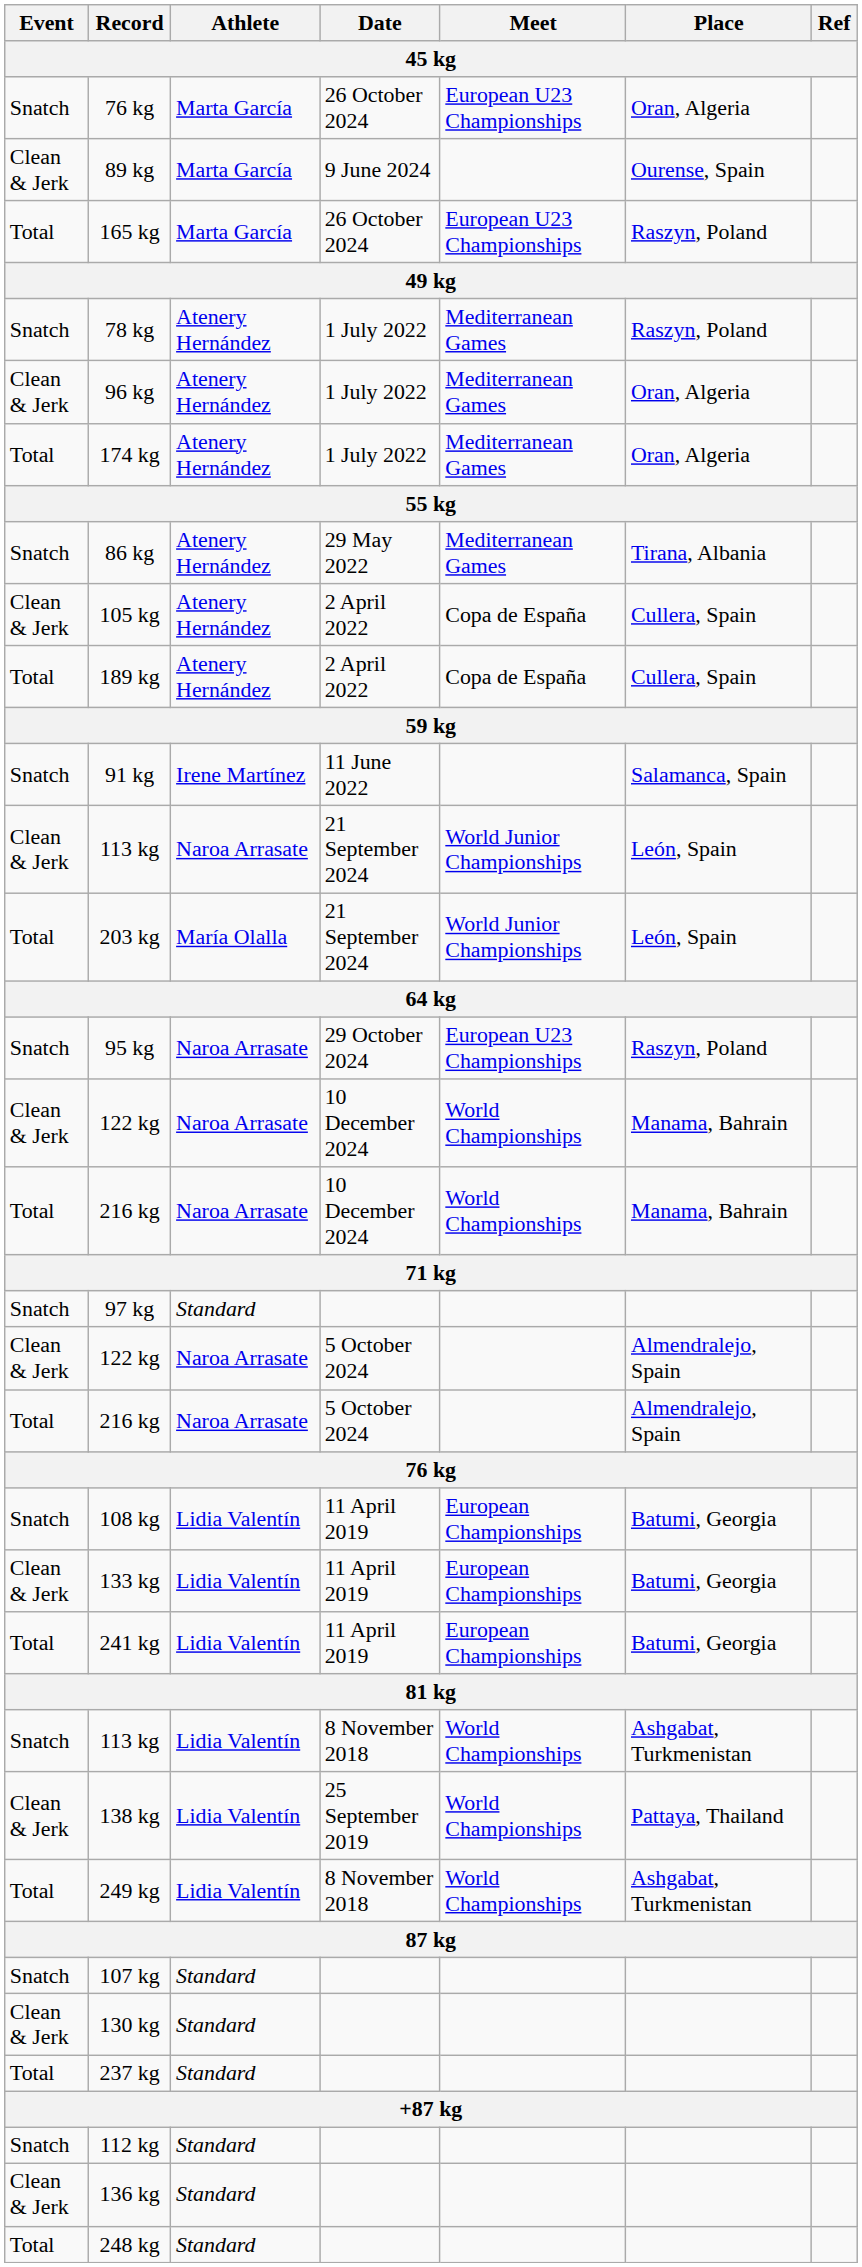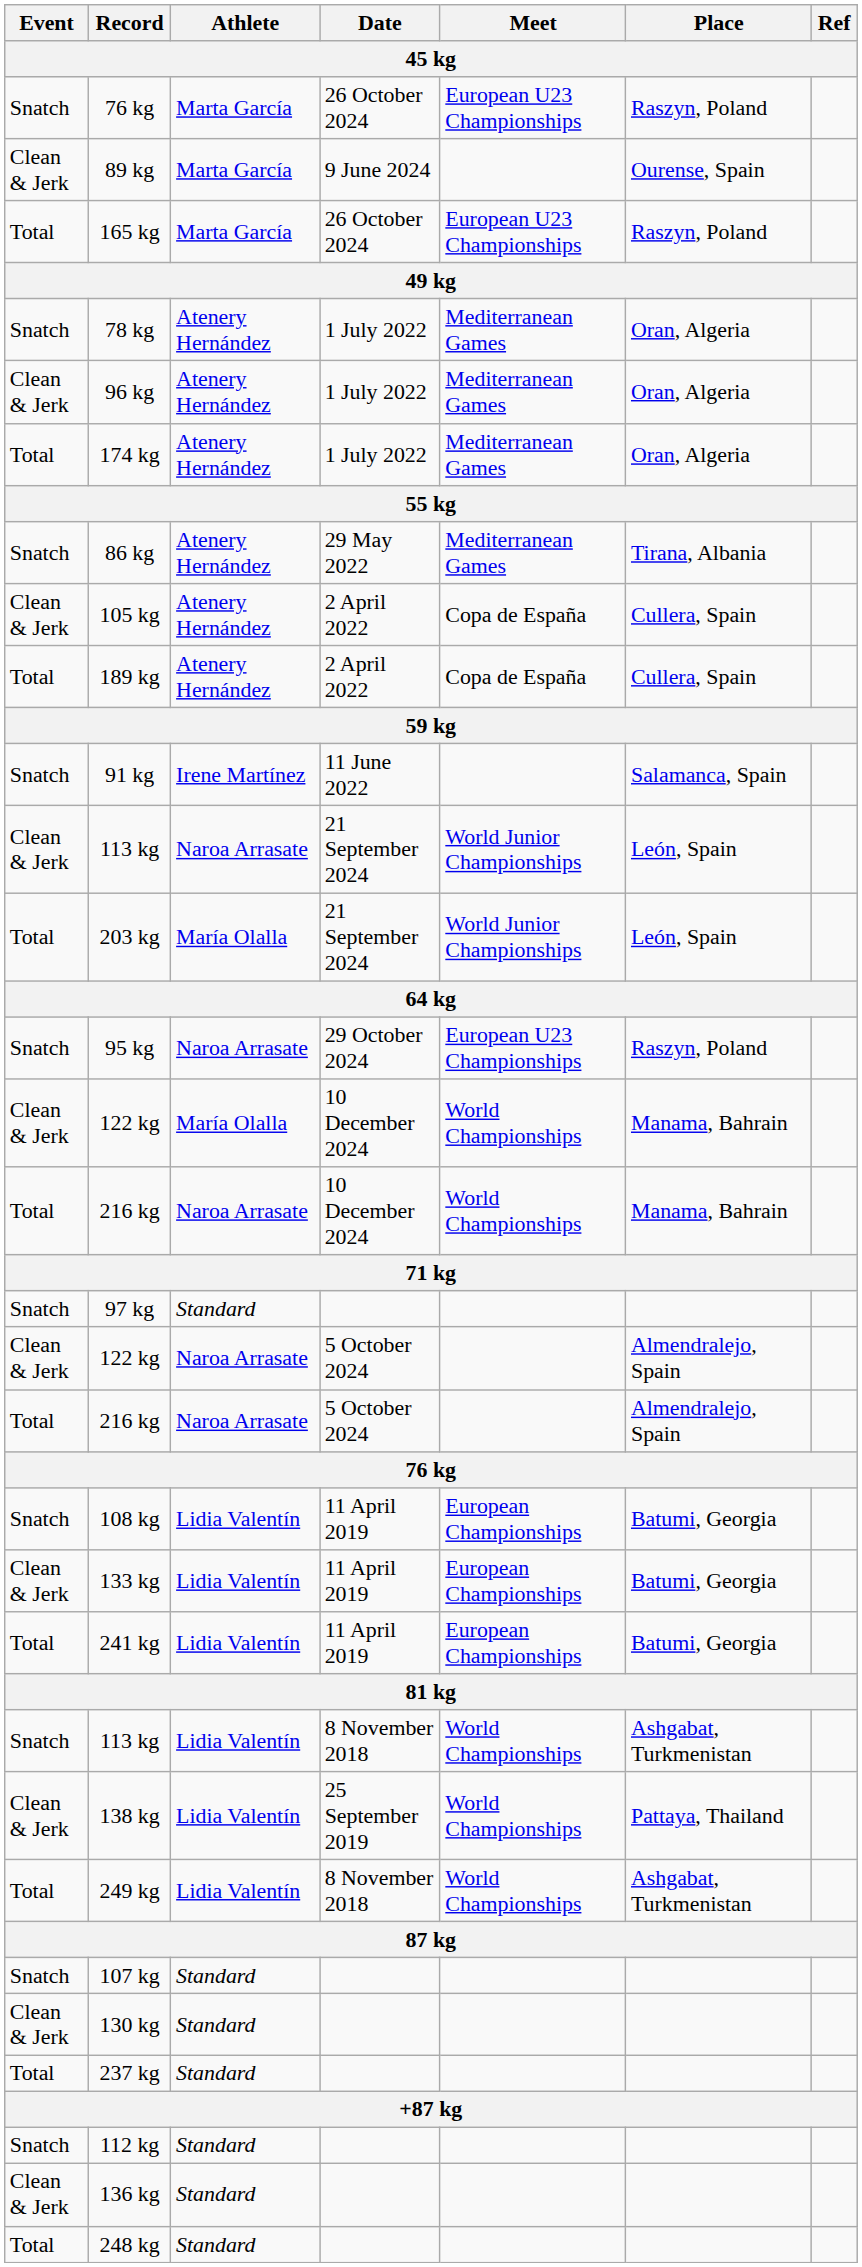(691, 107) Oran, Algeria -> (699, 107) Raszyn, Poland
(699, 329) Raszyn, Poland -> (691, 329) Oran, Algeria
(242, 1123) Naroa Arrasate -> (232, 1123) María Olalla
